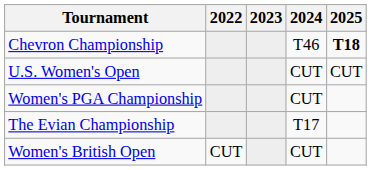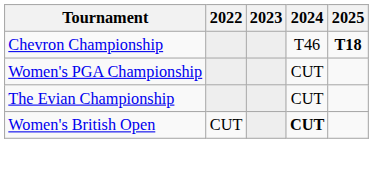- row: (74, 71)
(306, 125) T17 -> (307, 98) CUT
(306, 152) normal -> (307, 125) bold
